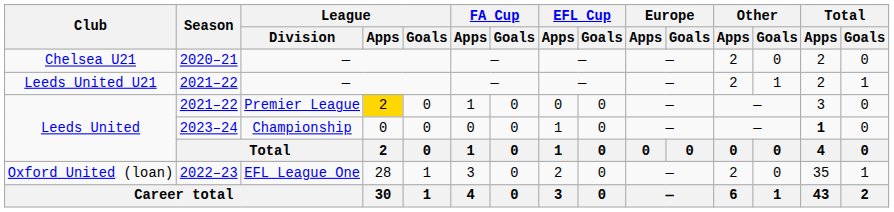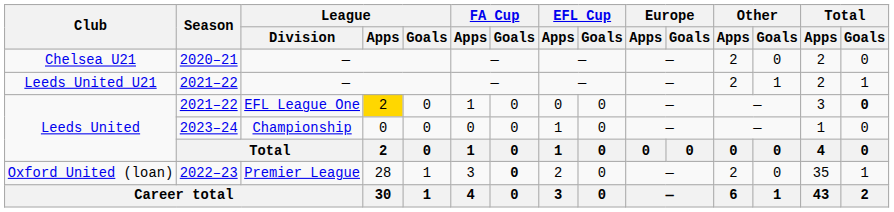(302, 106) Premier League -> (302, 106) EFL League One
(865, 106) normal -> (865, 106) bold
(821, 128) bold -> (821, 128) normal
(302, 173) EFL League One -> (302, 173) Premier League
(514, 173) normal -> (514, 173) bold
